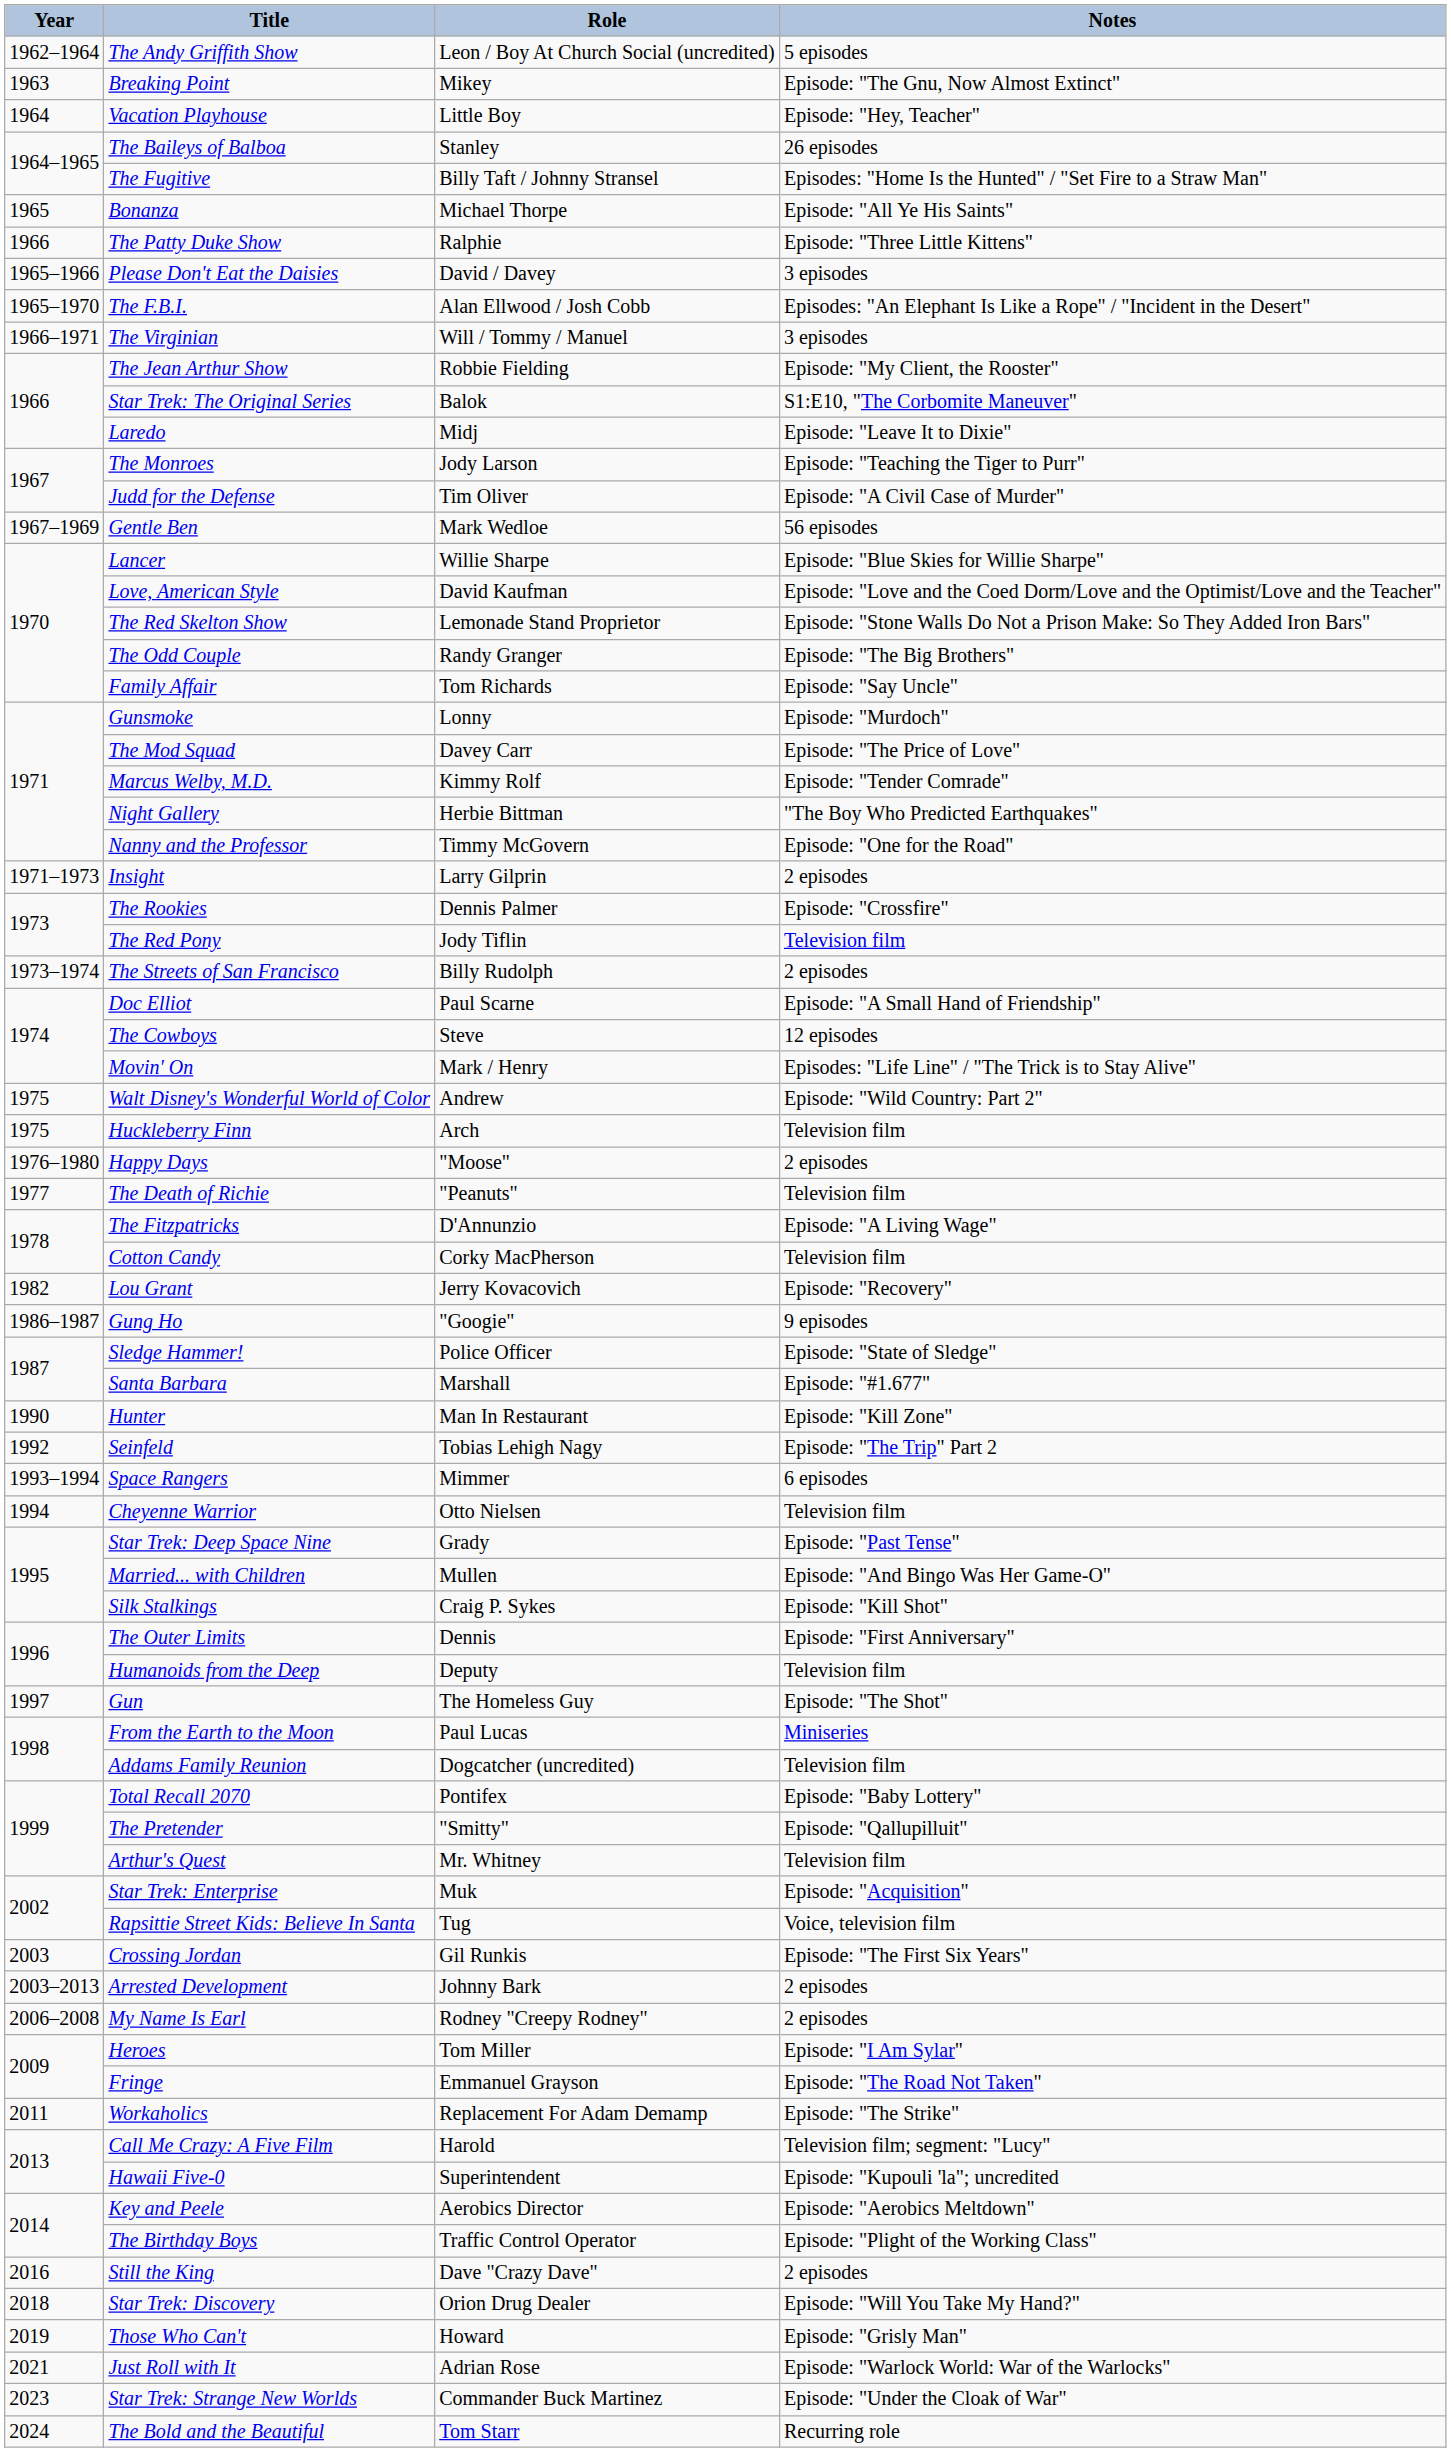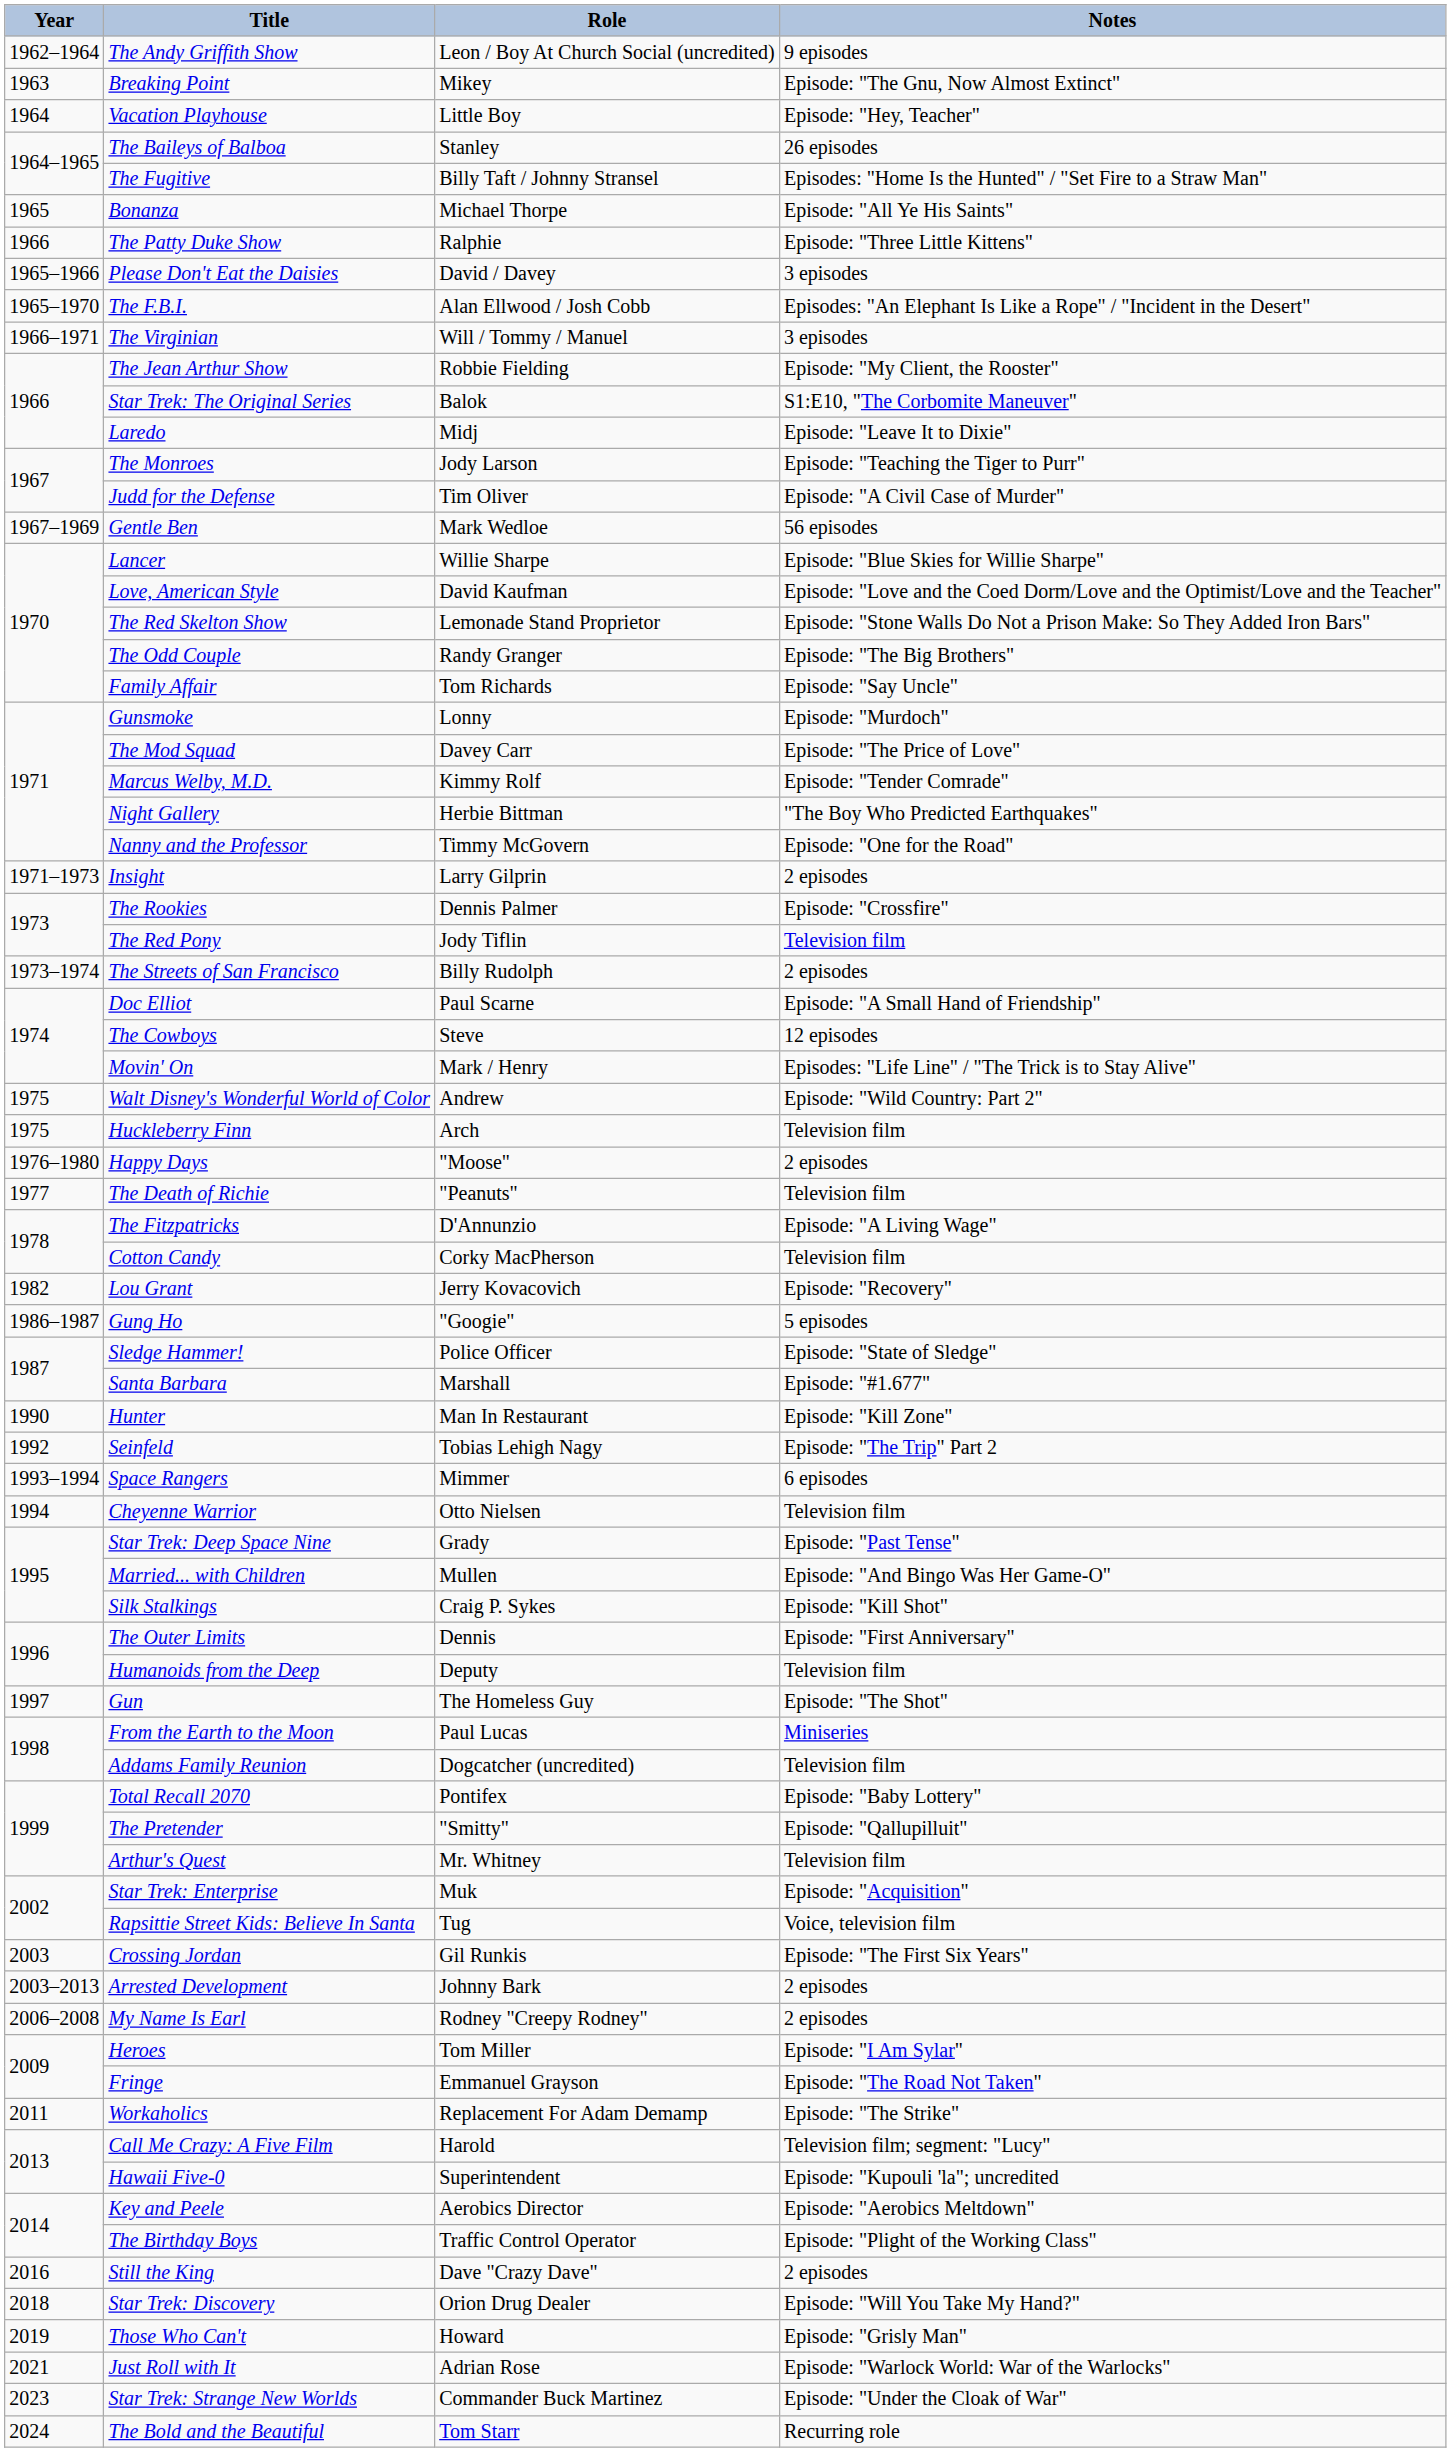(826, 52) 5 episodes -> (826, 52) 9 episodes
(826, 1320) 9 episodes -> (826, 1320) 5 episodes
